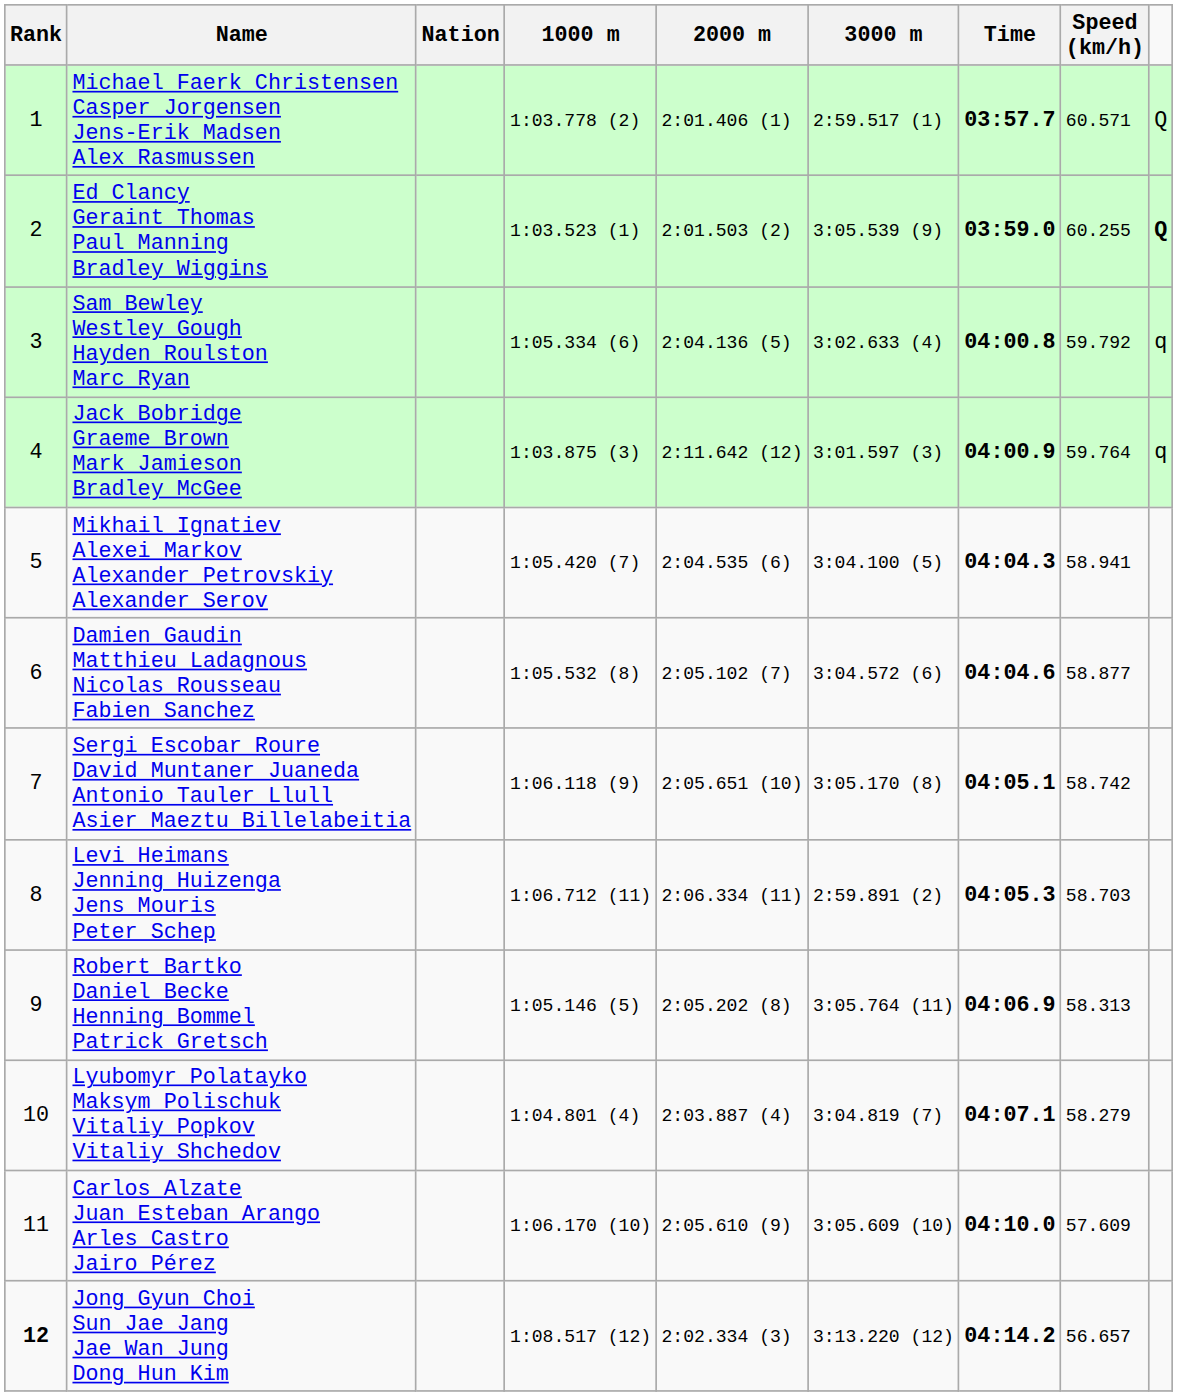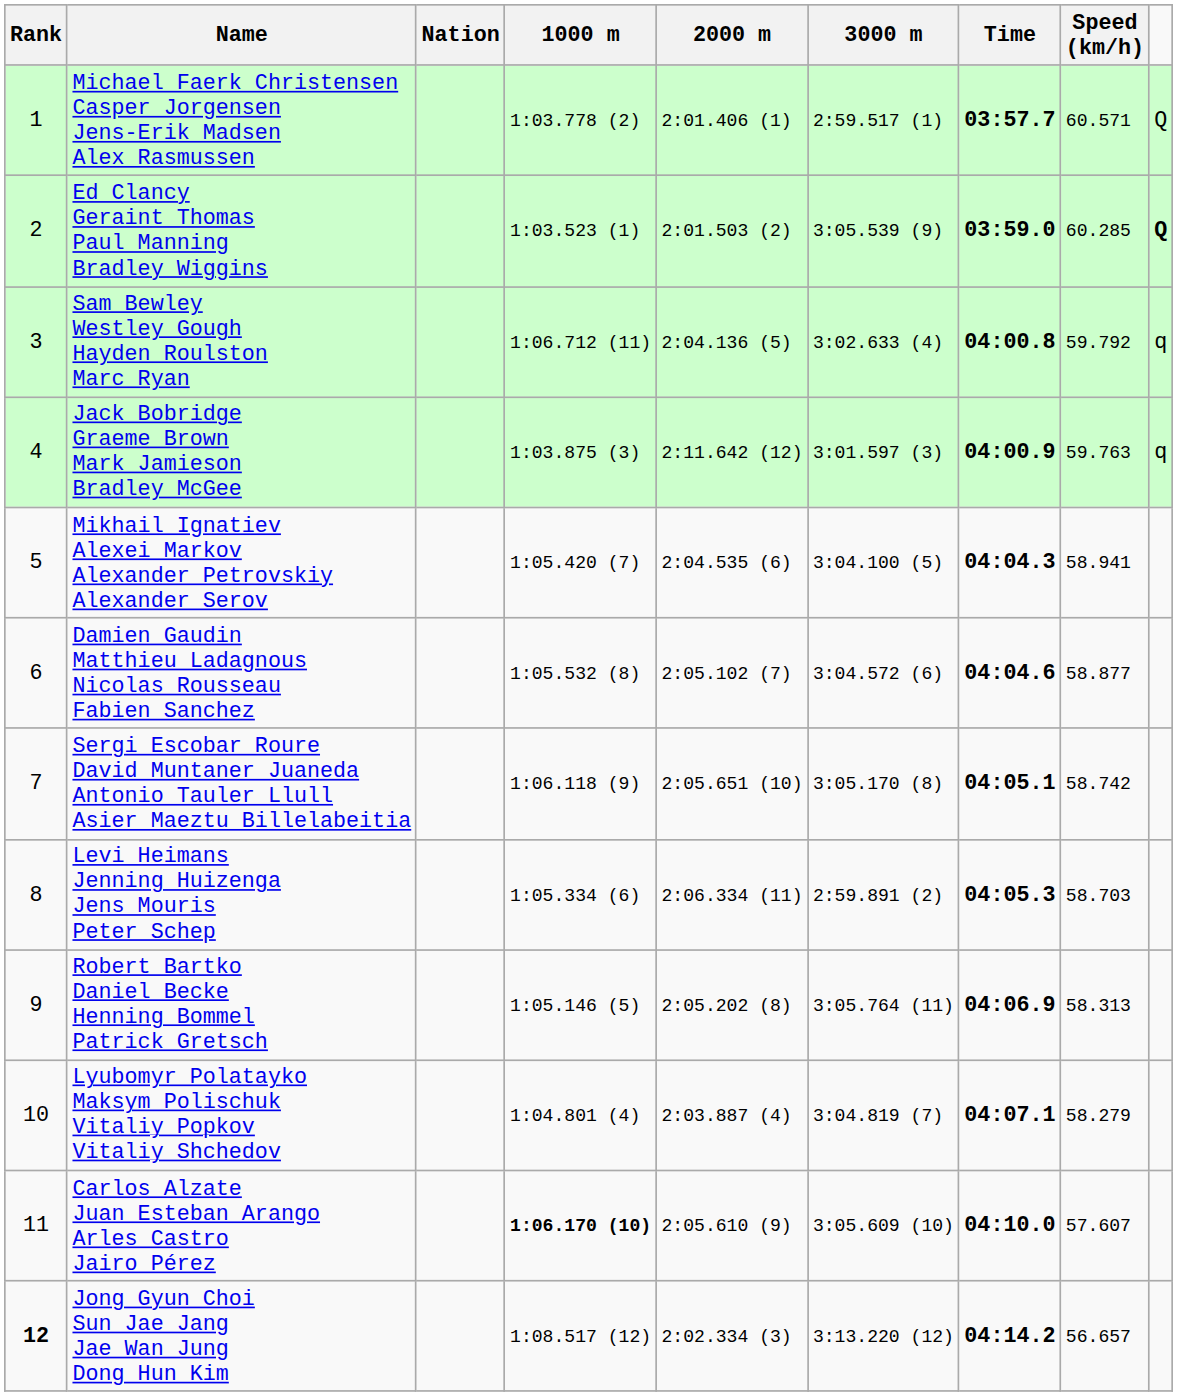(1098, 232) 60.255 -> (1098, 232) 60.285
(575, 342) 1:05.334 (6) -> (581, 342) 1:06.712 (11)
(1098, 453) 59.764 -> (1098, 453) 59.763
(581, 895) 1:06.712 (11) -> (575, 895) 1:05.334 (6)
(581, 1227) normal -> (581, 1226) bold
(1098, 1227) 57.609 -> (1098, 1227) 57.607
